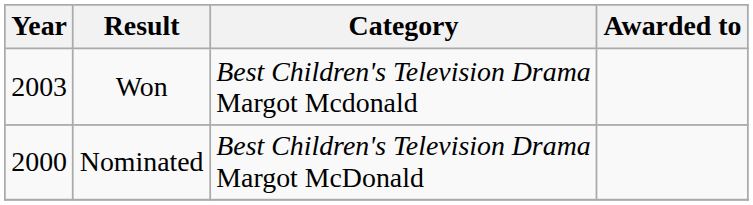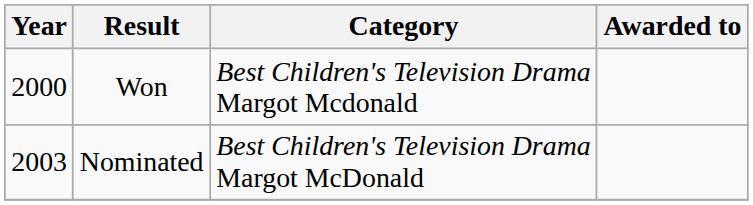(39, 86) 2003 -> (39, 86) 2000
(39, 161) 2000 -> (39, 161) 2003
